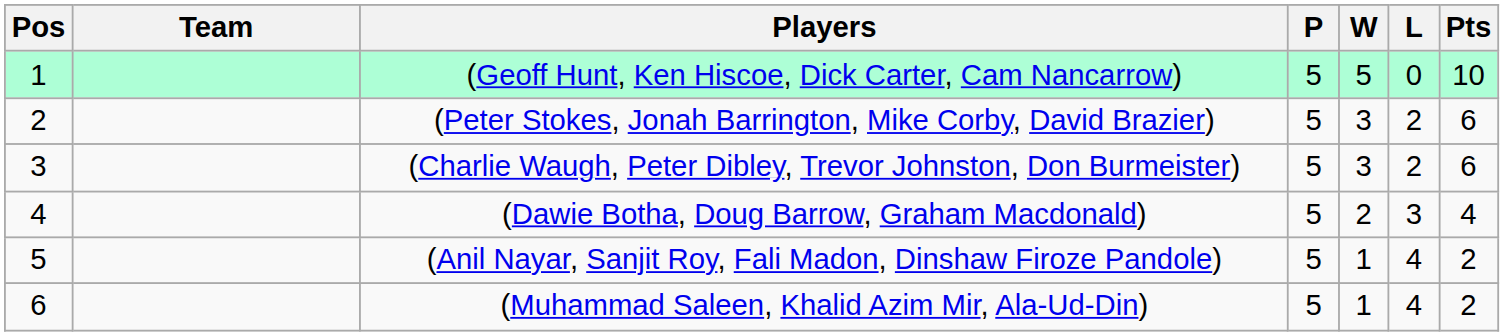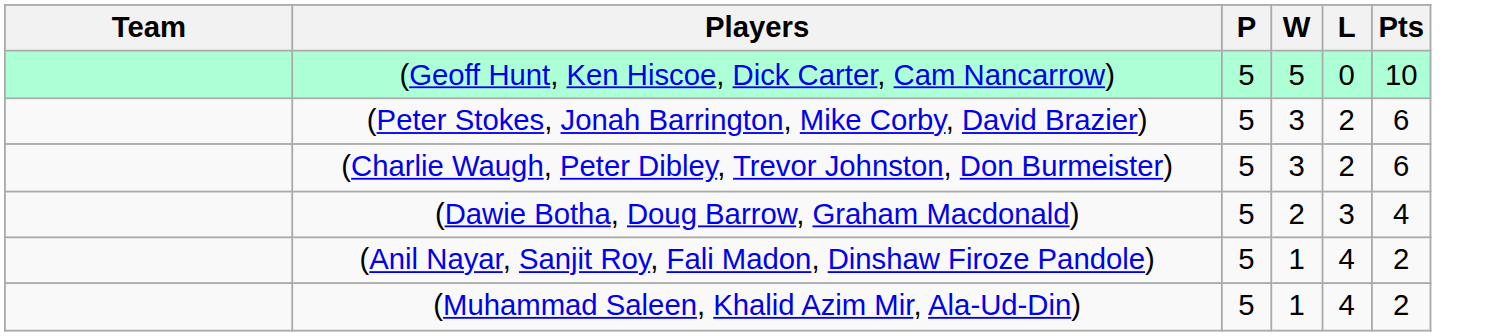- column: (39, 27)
